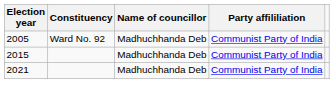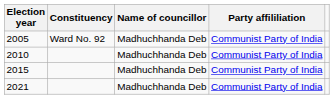+ row: (18, 54)
